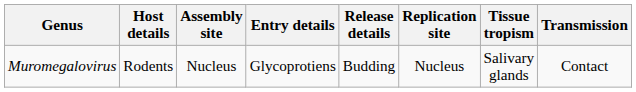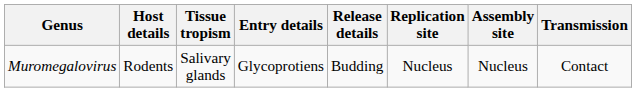columns swapped: (509, 25) <-> (211, 25)
